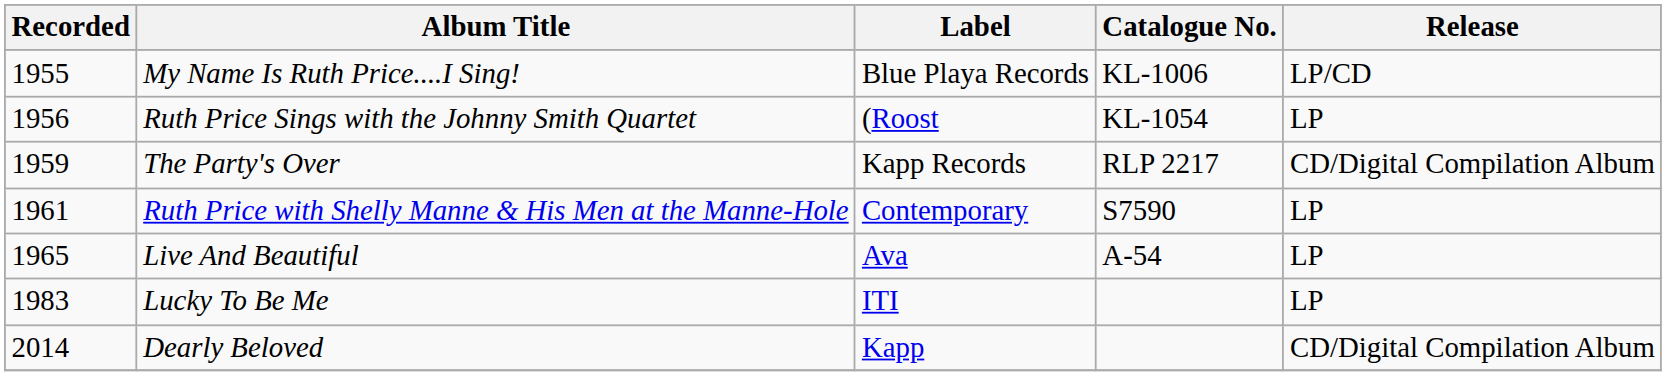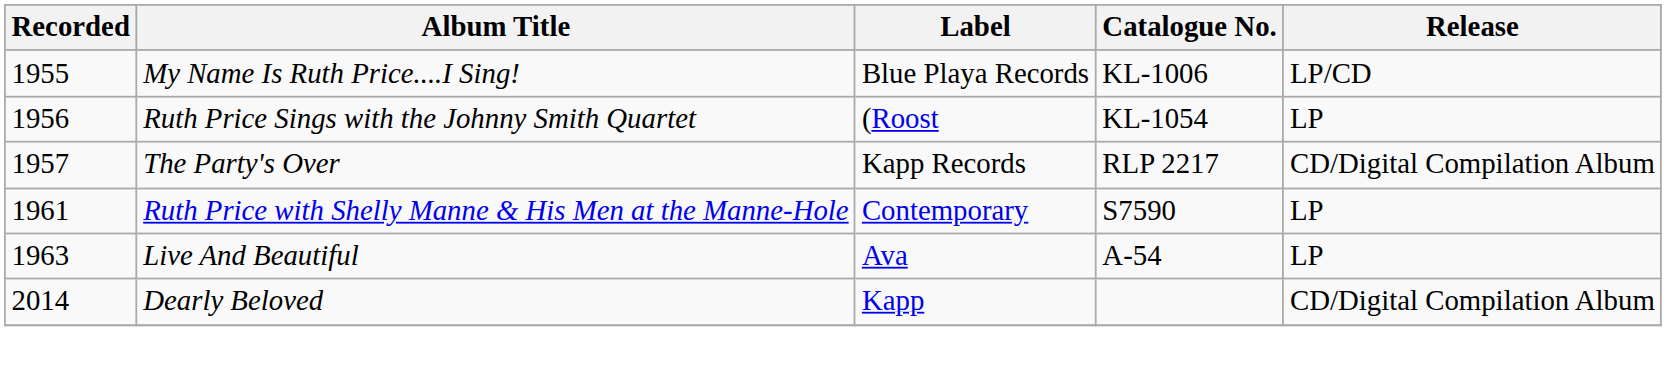(40, 164) 1959 -> (40, 164) 1957
(40, 255) 1965 -> (40, 255) 1963
- row: (236, 301)
